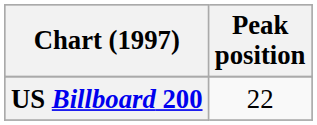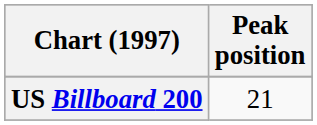(260, 98) 22 -> (260, 98) 21
